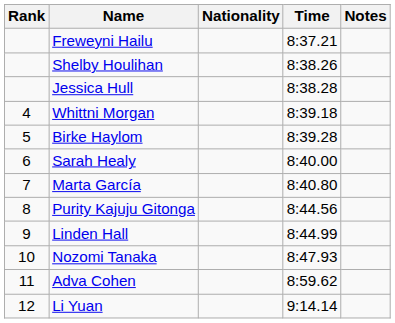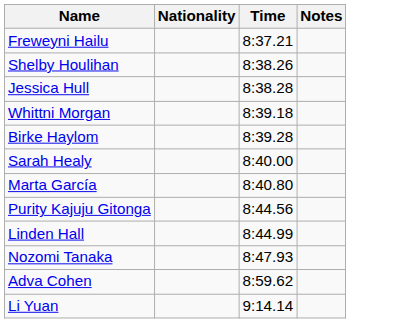- column: (27, 16)
